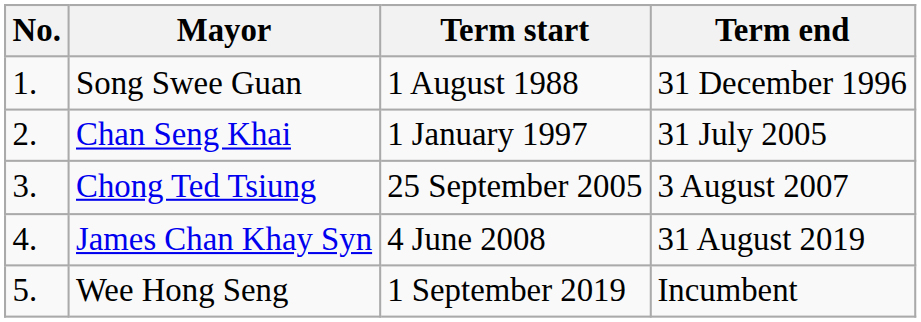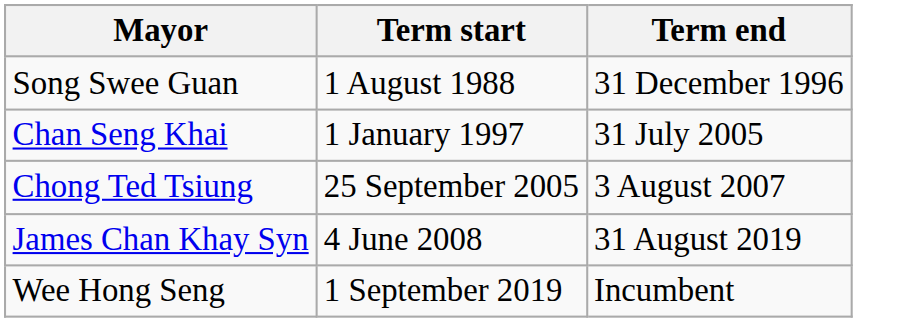- column: (37, 30)
